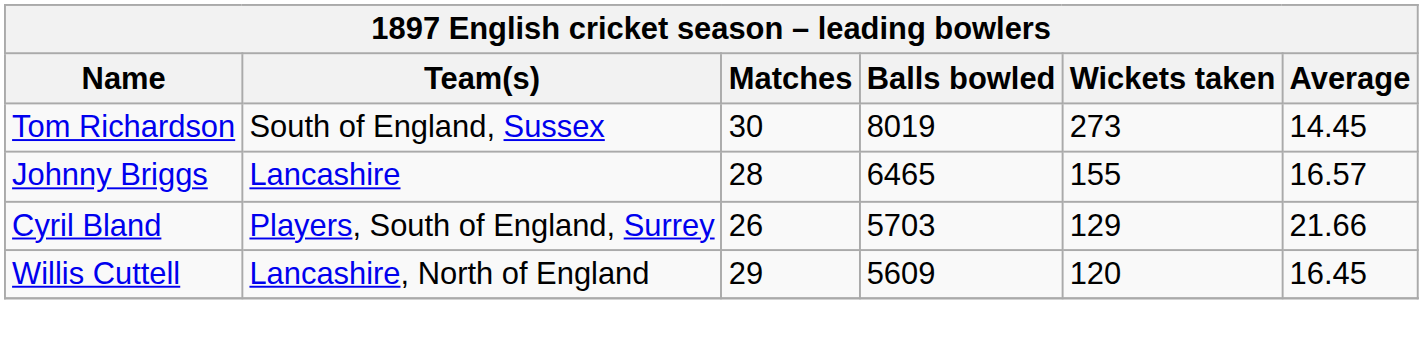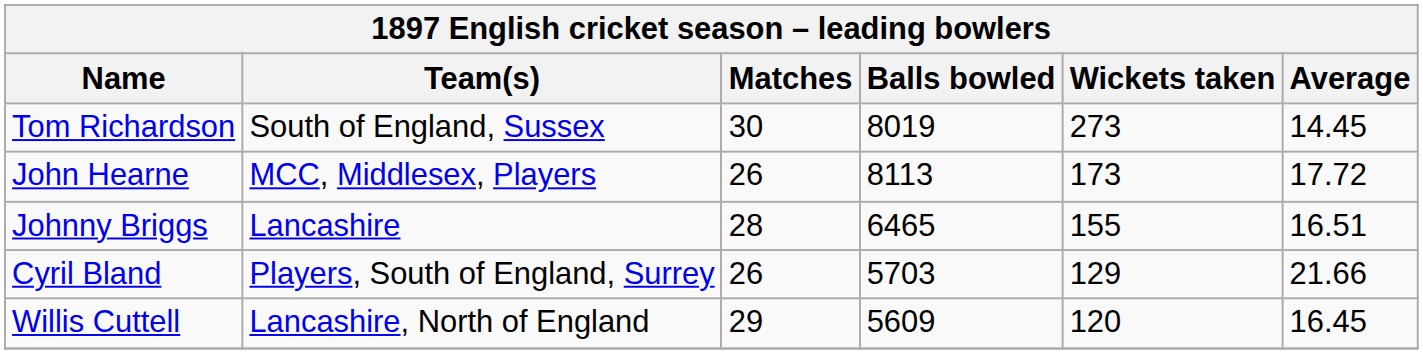+ row: (100, 175)
(1328, 175) 16.57 -> (1328, 224) 16.51
